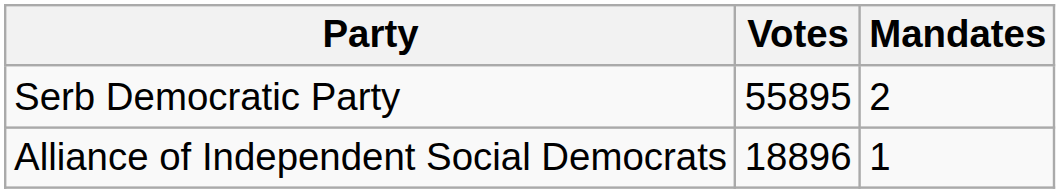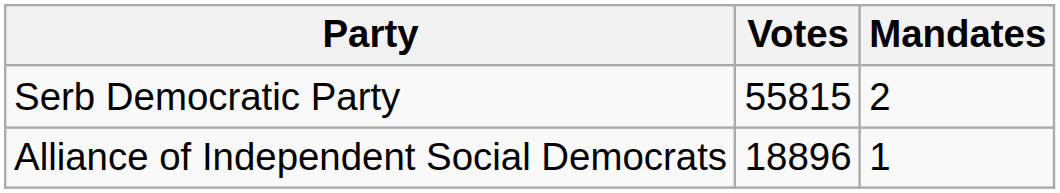(798, 95) 55895 -> (798, 95) 55815
